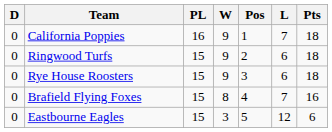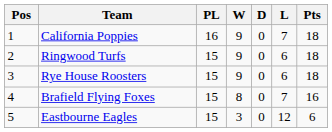columns swapped: (255, 14) <-> (15, 14)
